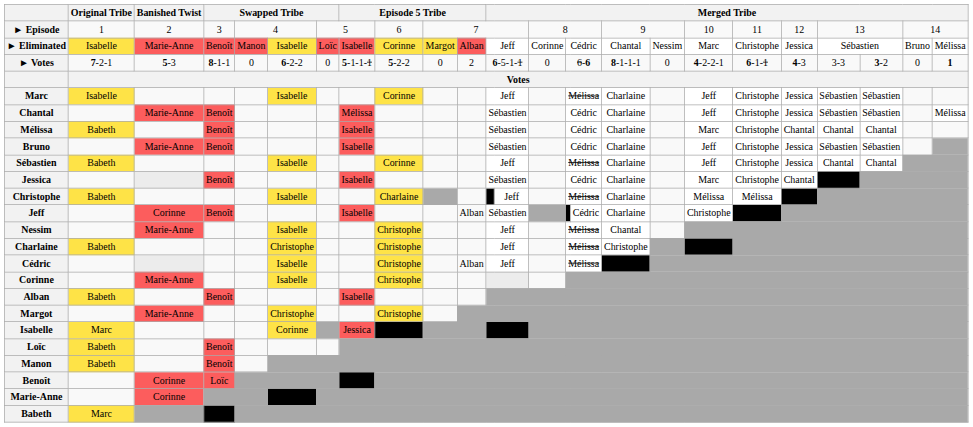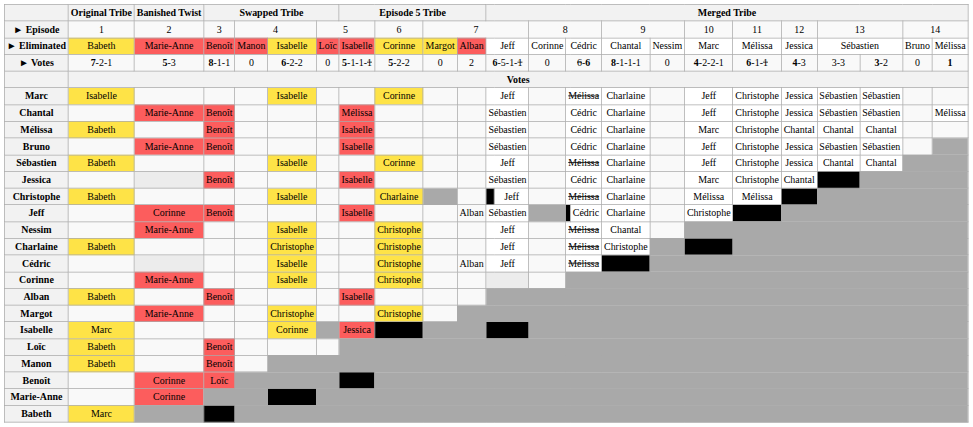(101, 46) Isabelle -> (101, 46) Babeth
(757, 46) Christophe -> (757, 46) Mélissa
